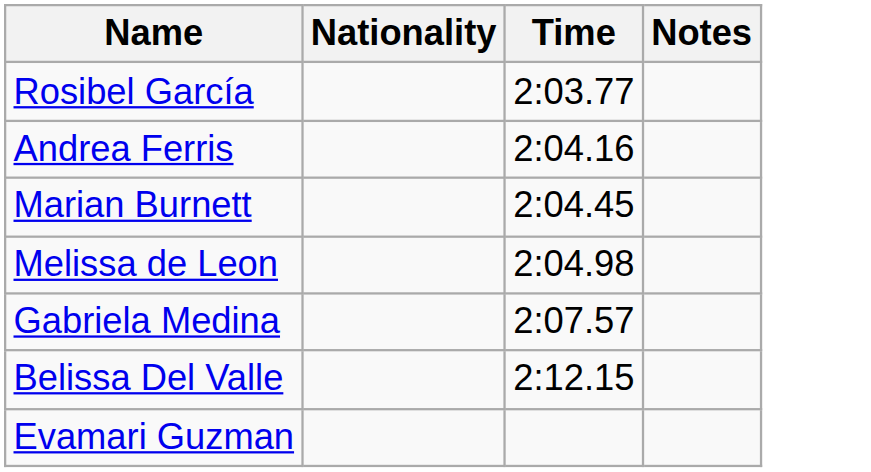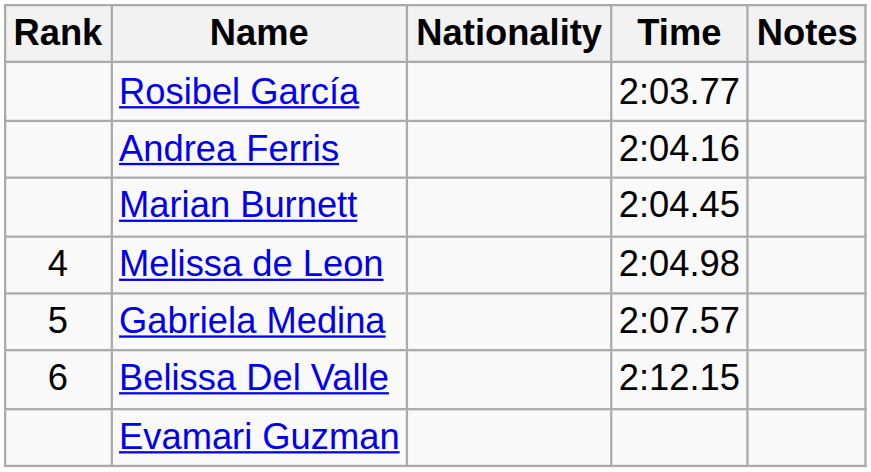+ column: (58, 33)
